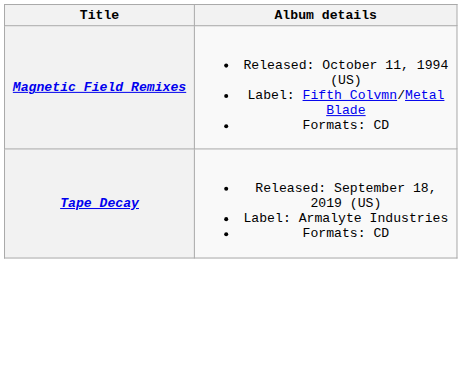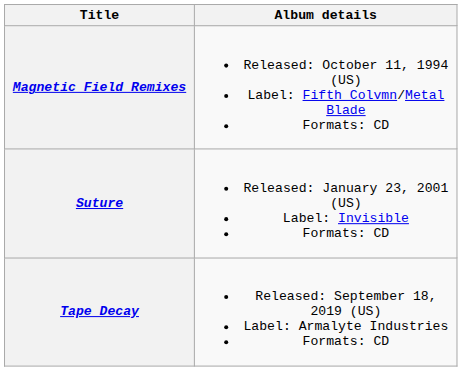+ row: (100, 203)
